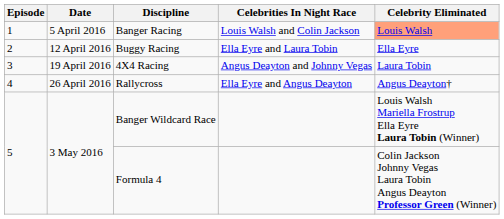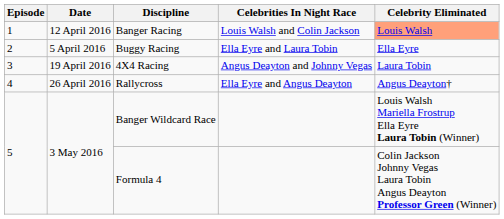(77, 30) 5 April 2016 -> (80, 30) 12 April 2016
(80, 48) 12 April 2016 -> (77, 48) 5 April 2016
